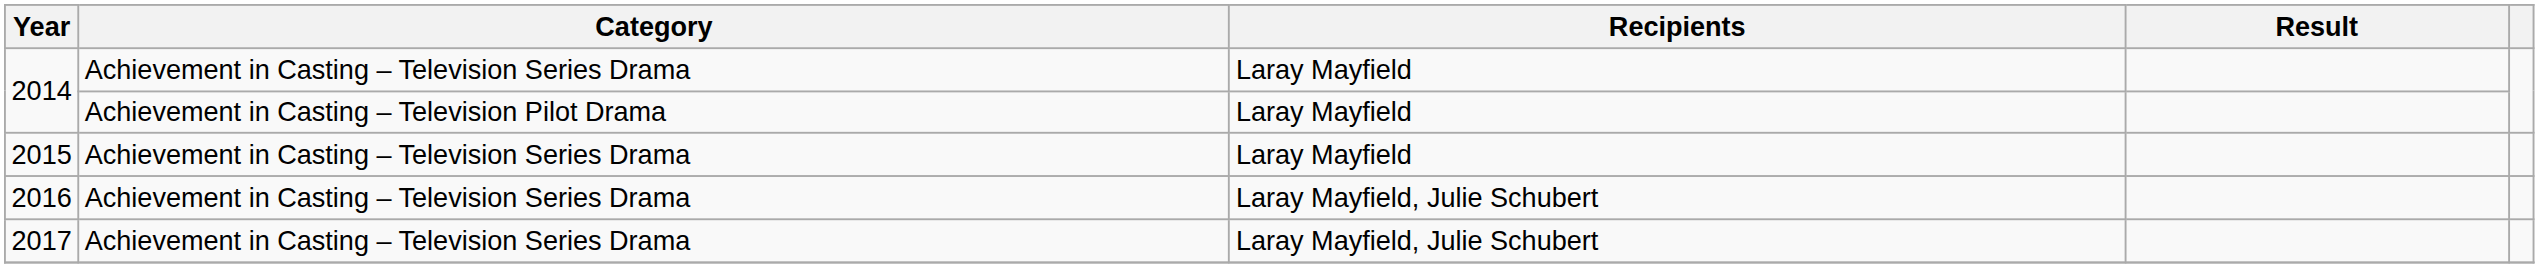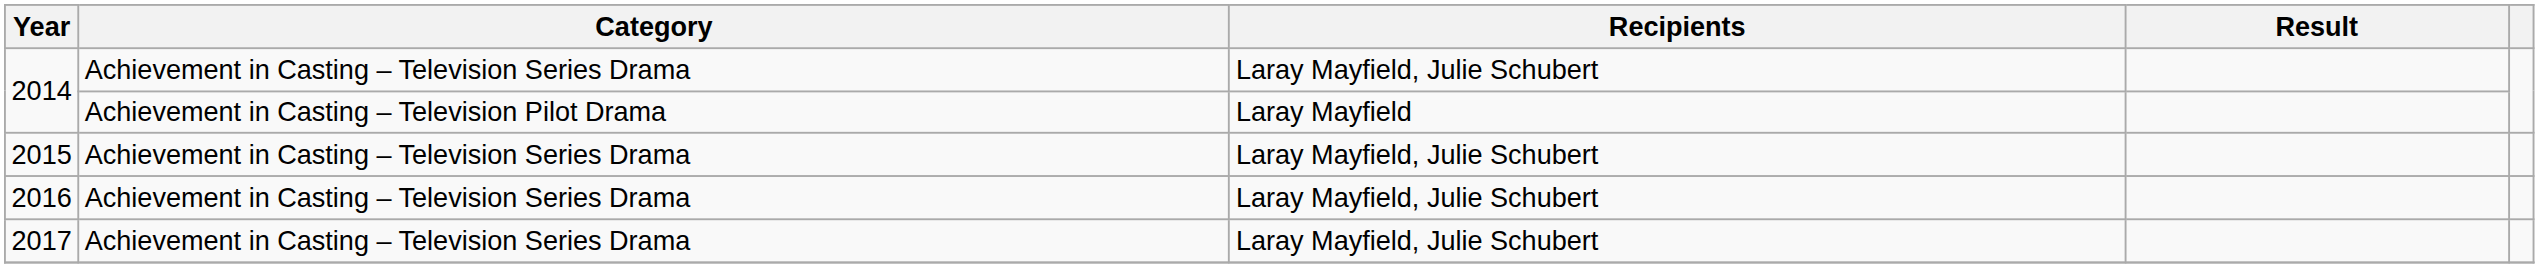(1324, 69) Laray Mayfield -> (1417, 69) Laray Mayfield, Julie Schubert
(1324, 155) Laray Mayfield -> (1417, 155) Laray Mayfield, Julie Schubert
